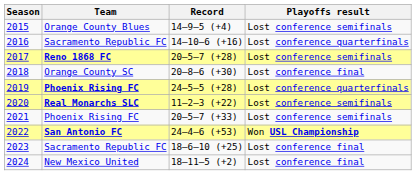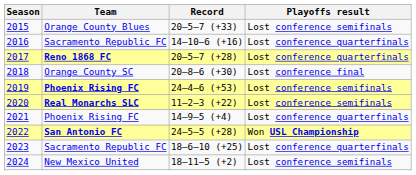(202, 27) 14–9–5 (+4) -> (204, 27) 20–5–7 (+33)
(320, 57) Lost conference semifinals -> (328, 57) Lost conference quarterfinals
(204, 87) 24–5–5 (+28) -> (204, 87) 24–4–6 (+53)
(328, 87) Lost conference quarterfinals -> (320, 87) Lost conference semifinals
(204, 117) 20–5–7 (+33) -> (202, 117) 14–9–5 (+4)
(320, 117) Lost conference semifinals -> (328, 117) Lost conference quarterfinals
(204, 132) 24–4–6 (+53) -> (204, 132) 24–5–5 (+28)
(306, 147) Lost conference final -> (328, 147) Lost conference quarterfinals
(306, 162) Lost conference final -> (320, 162) Lost conference semifinals
